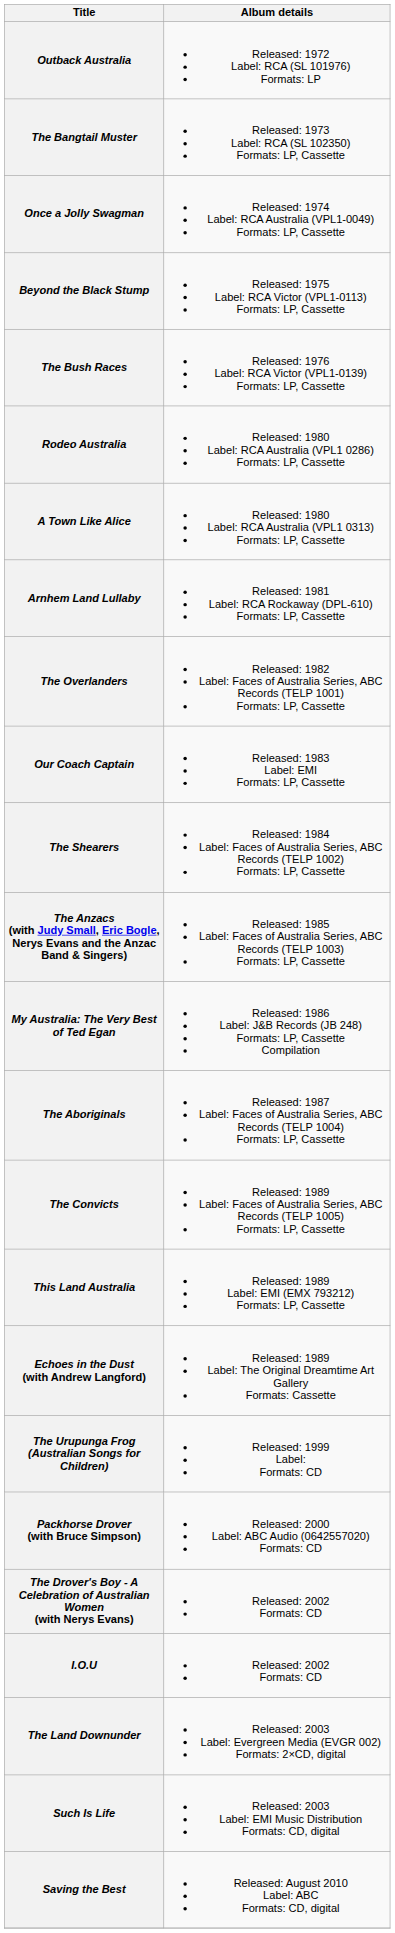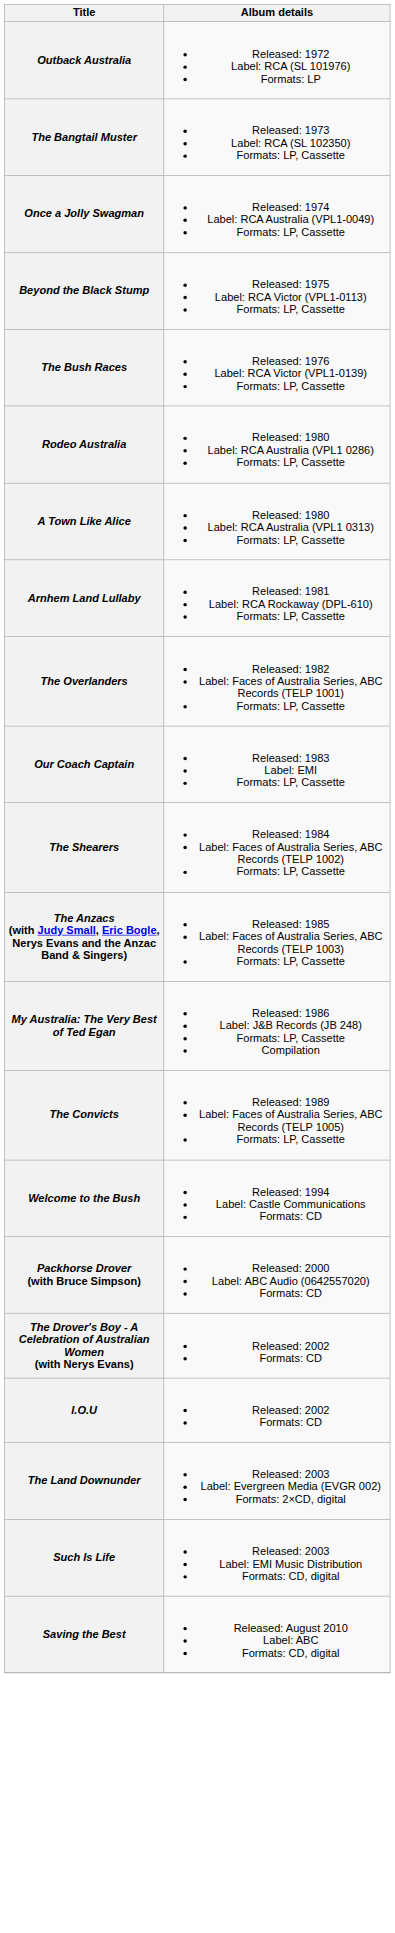- row: (84, 1115)
- row: (84, 1287)
- row: (84, 1370)
+ row: (84, 1198)
- row: (84, 1453)
